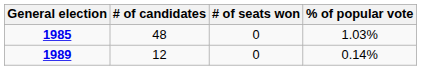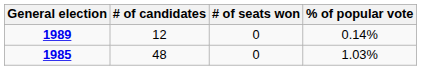rows swapped: (57, 34) <-> (57, 55)
